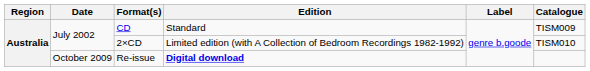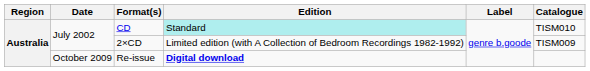(186, 27) no background -> (186, 27) paleturquoise background
(556, 27) TISM009 -> (556, 27) TISM010
(556, 43) TISM010 -> (556, 43) TISM009
